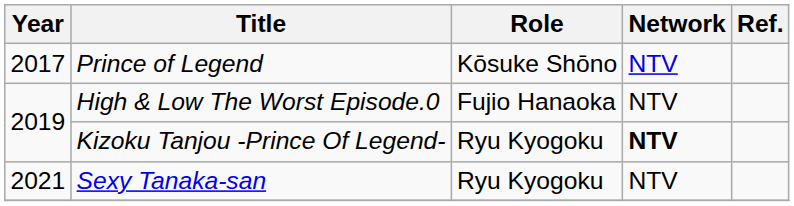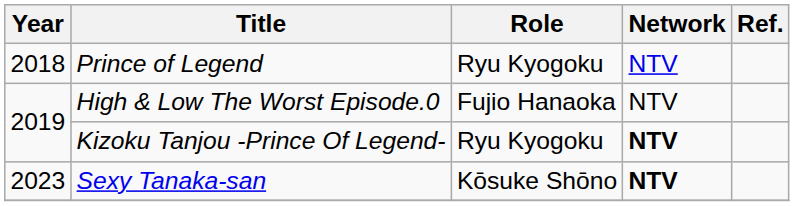(38, 63) 2017 -> (38, 63) 2018
(537, 63) Kōsuke Shōno -> (530, 63) Ryu Kyogoku
(38, 180) 2021 -> (38, 180) 2023
(530, 180) Ryu Kyogoku -> (537, 180) Kōsuke Shōno
(653, 180) normal -> (653, 180) bold
